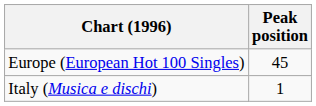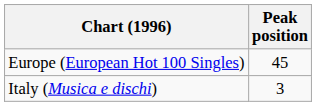(280, 88) 1 -> (280, 88) 3
